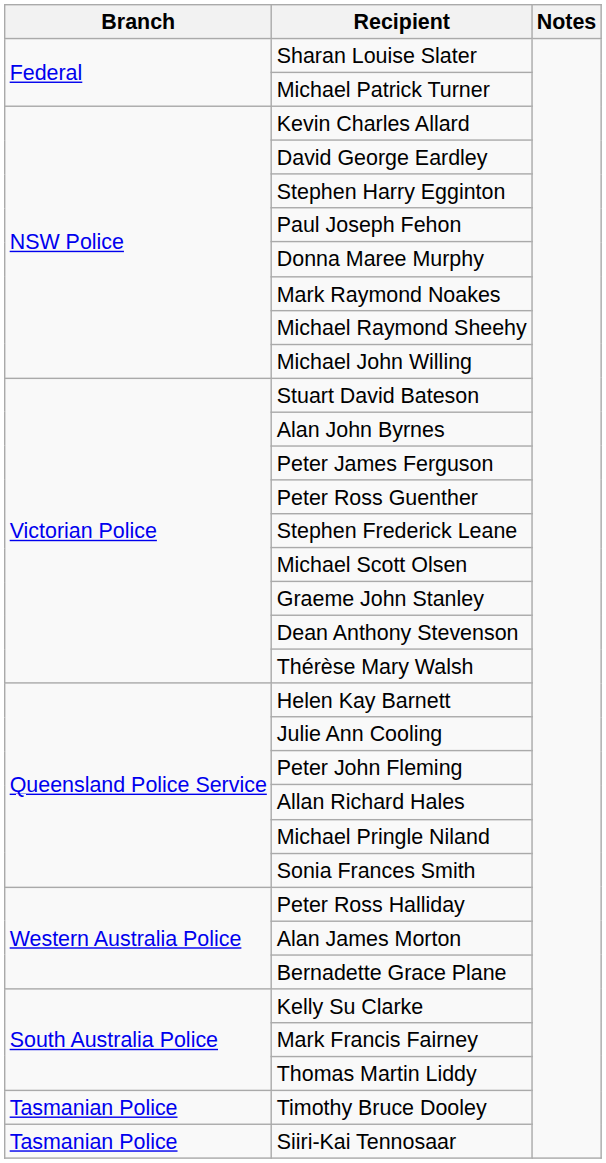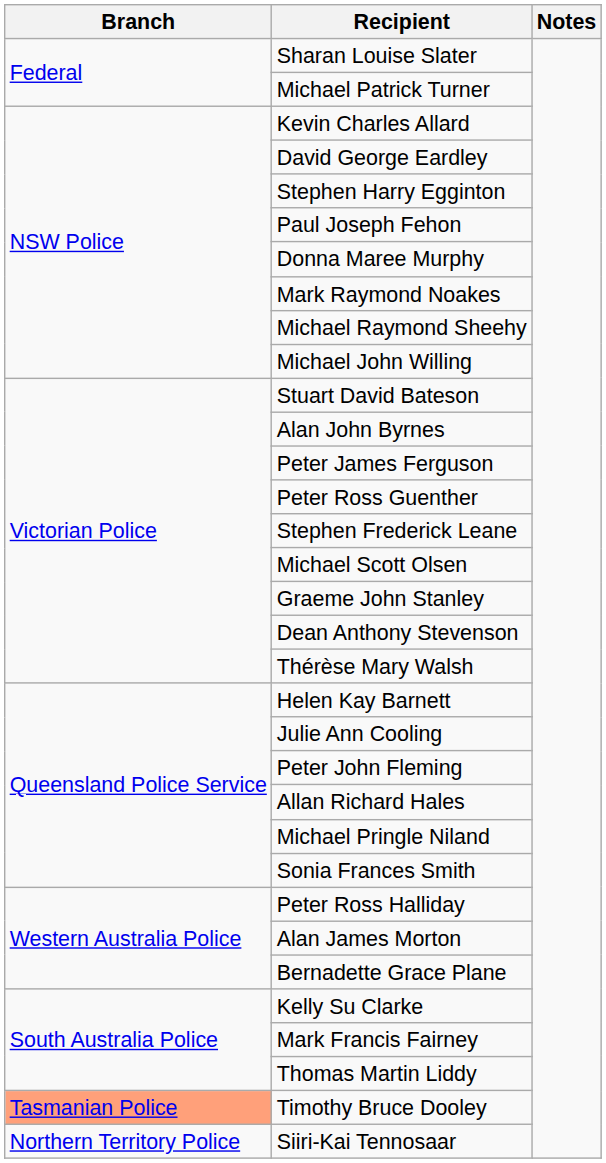(94, 1108) no background -> (94, 1108) lightsalmon background
(94, 1141) Tasmanian Police -> (125, 1141) Northern Territory Police
